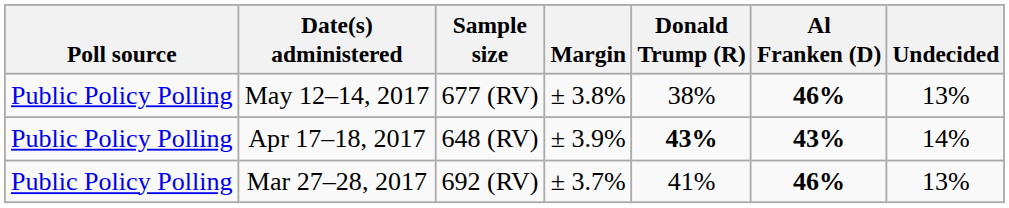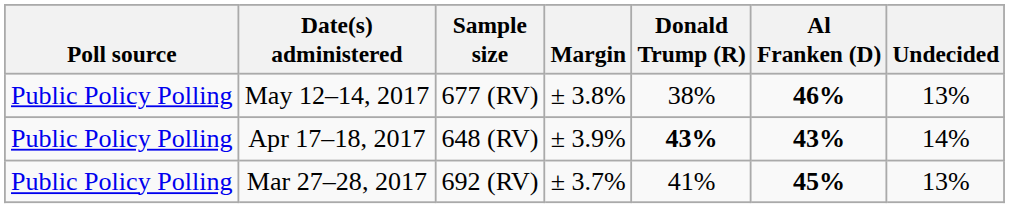(819, 181) 46% -> (819, 181) 45%
